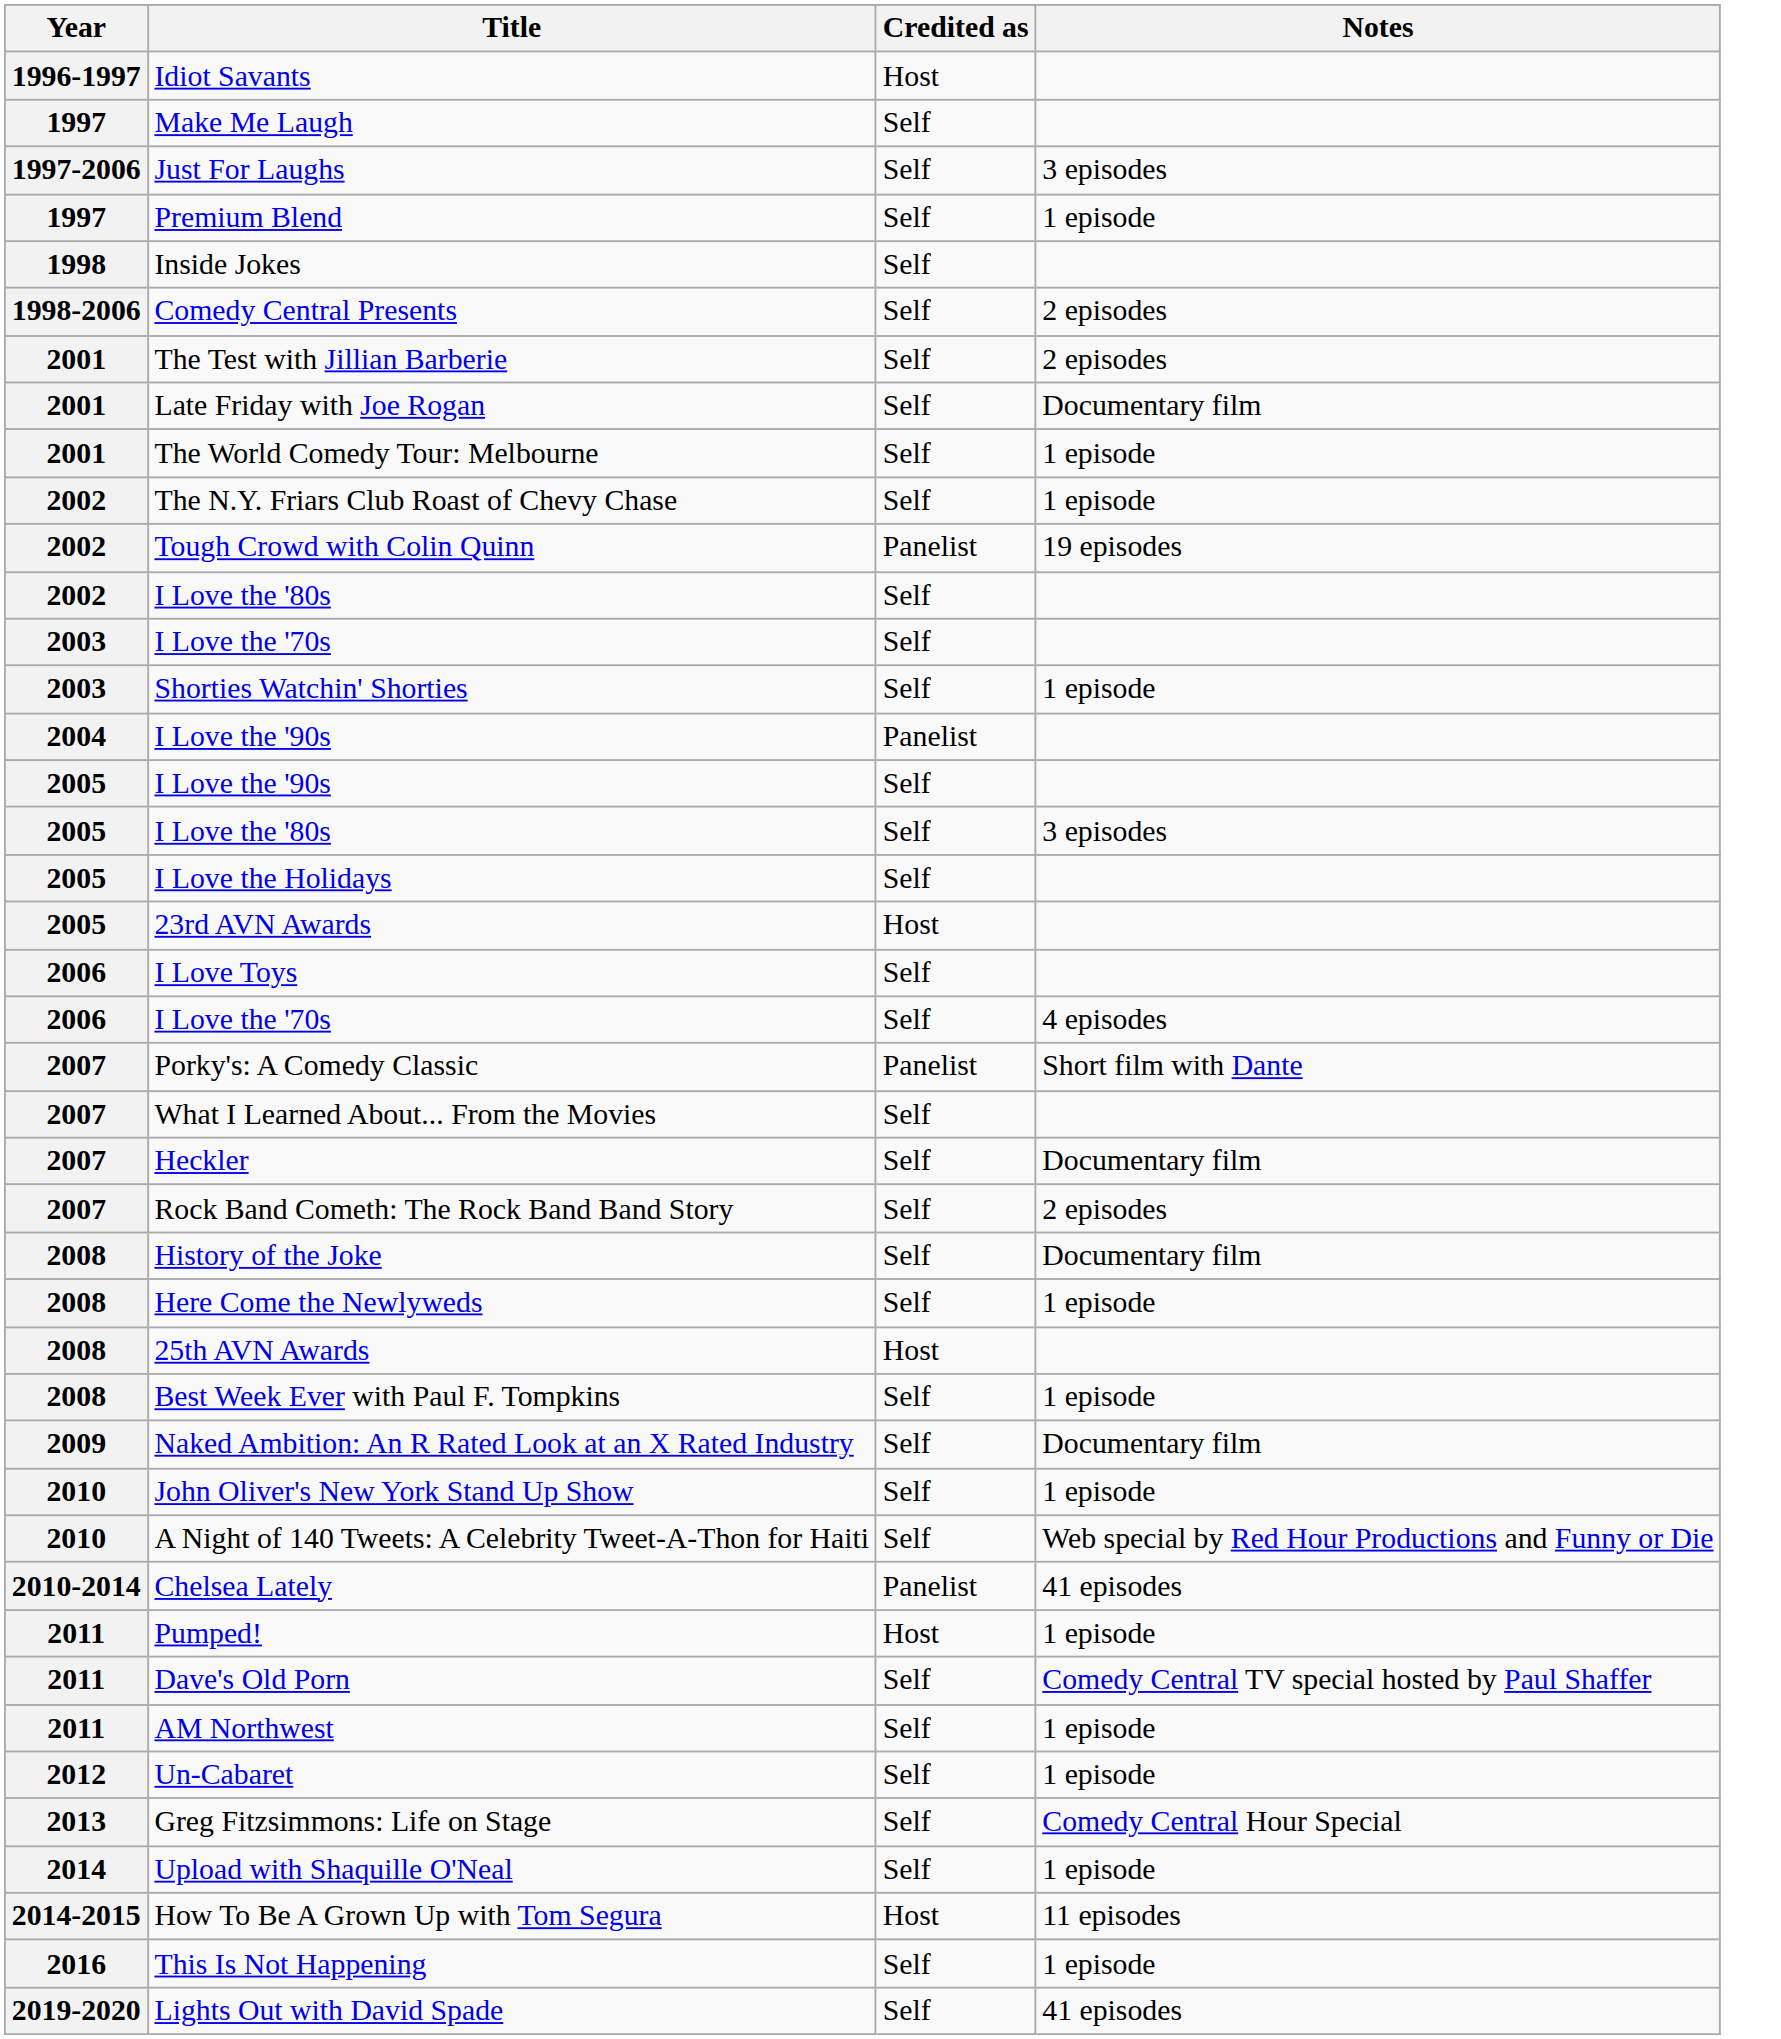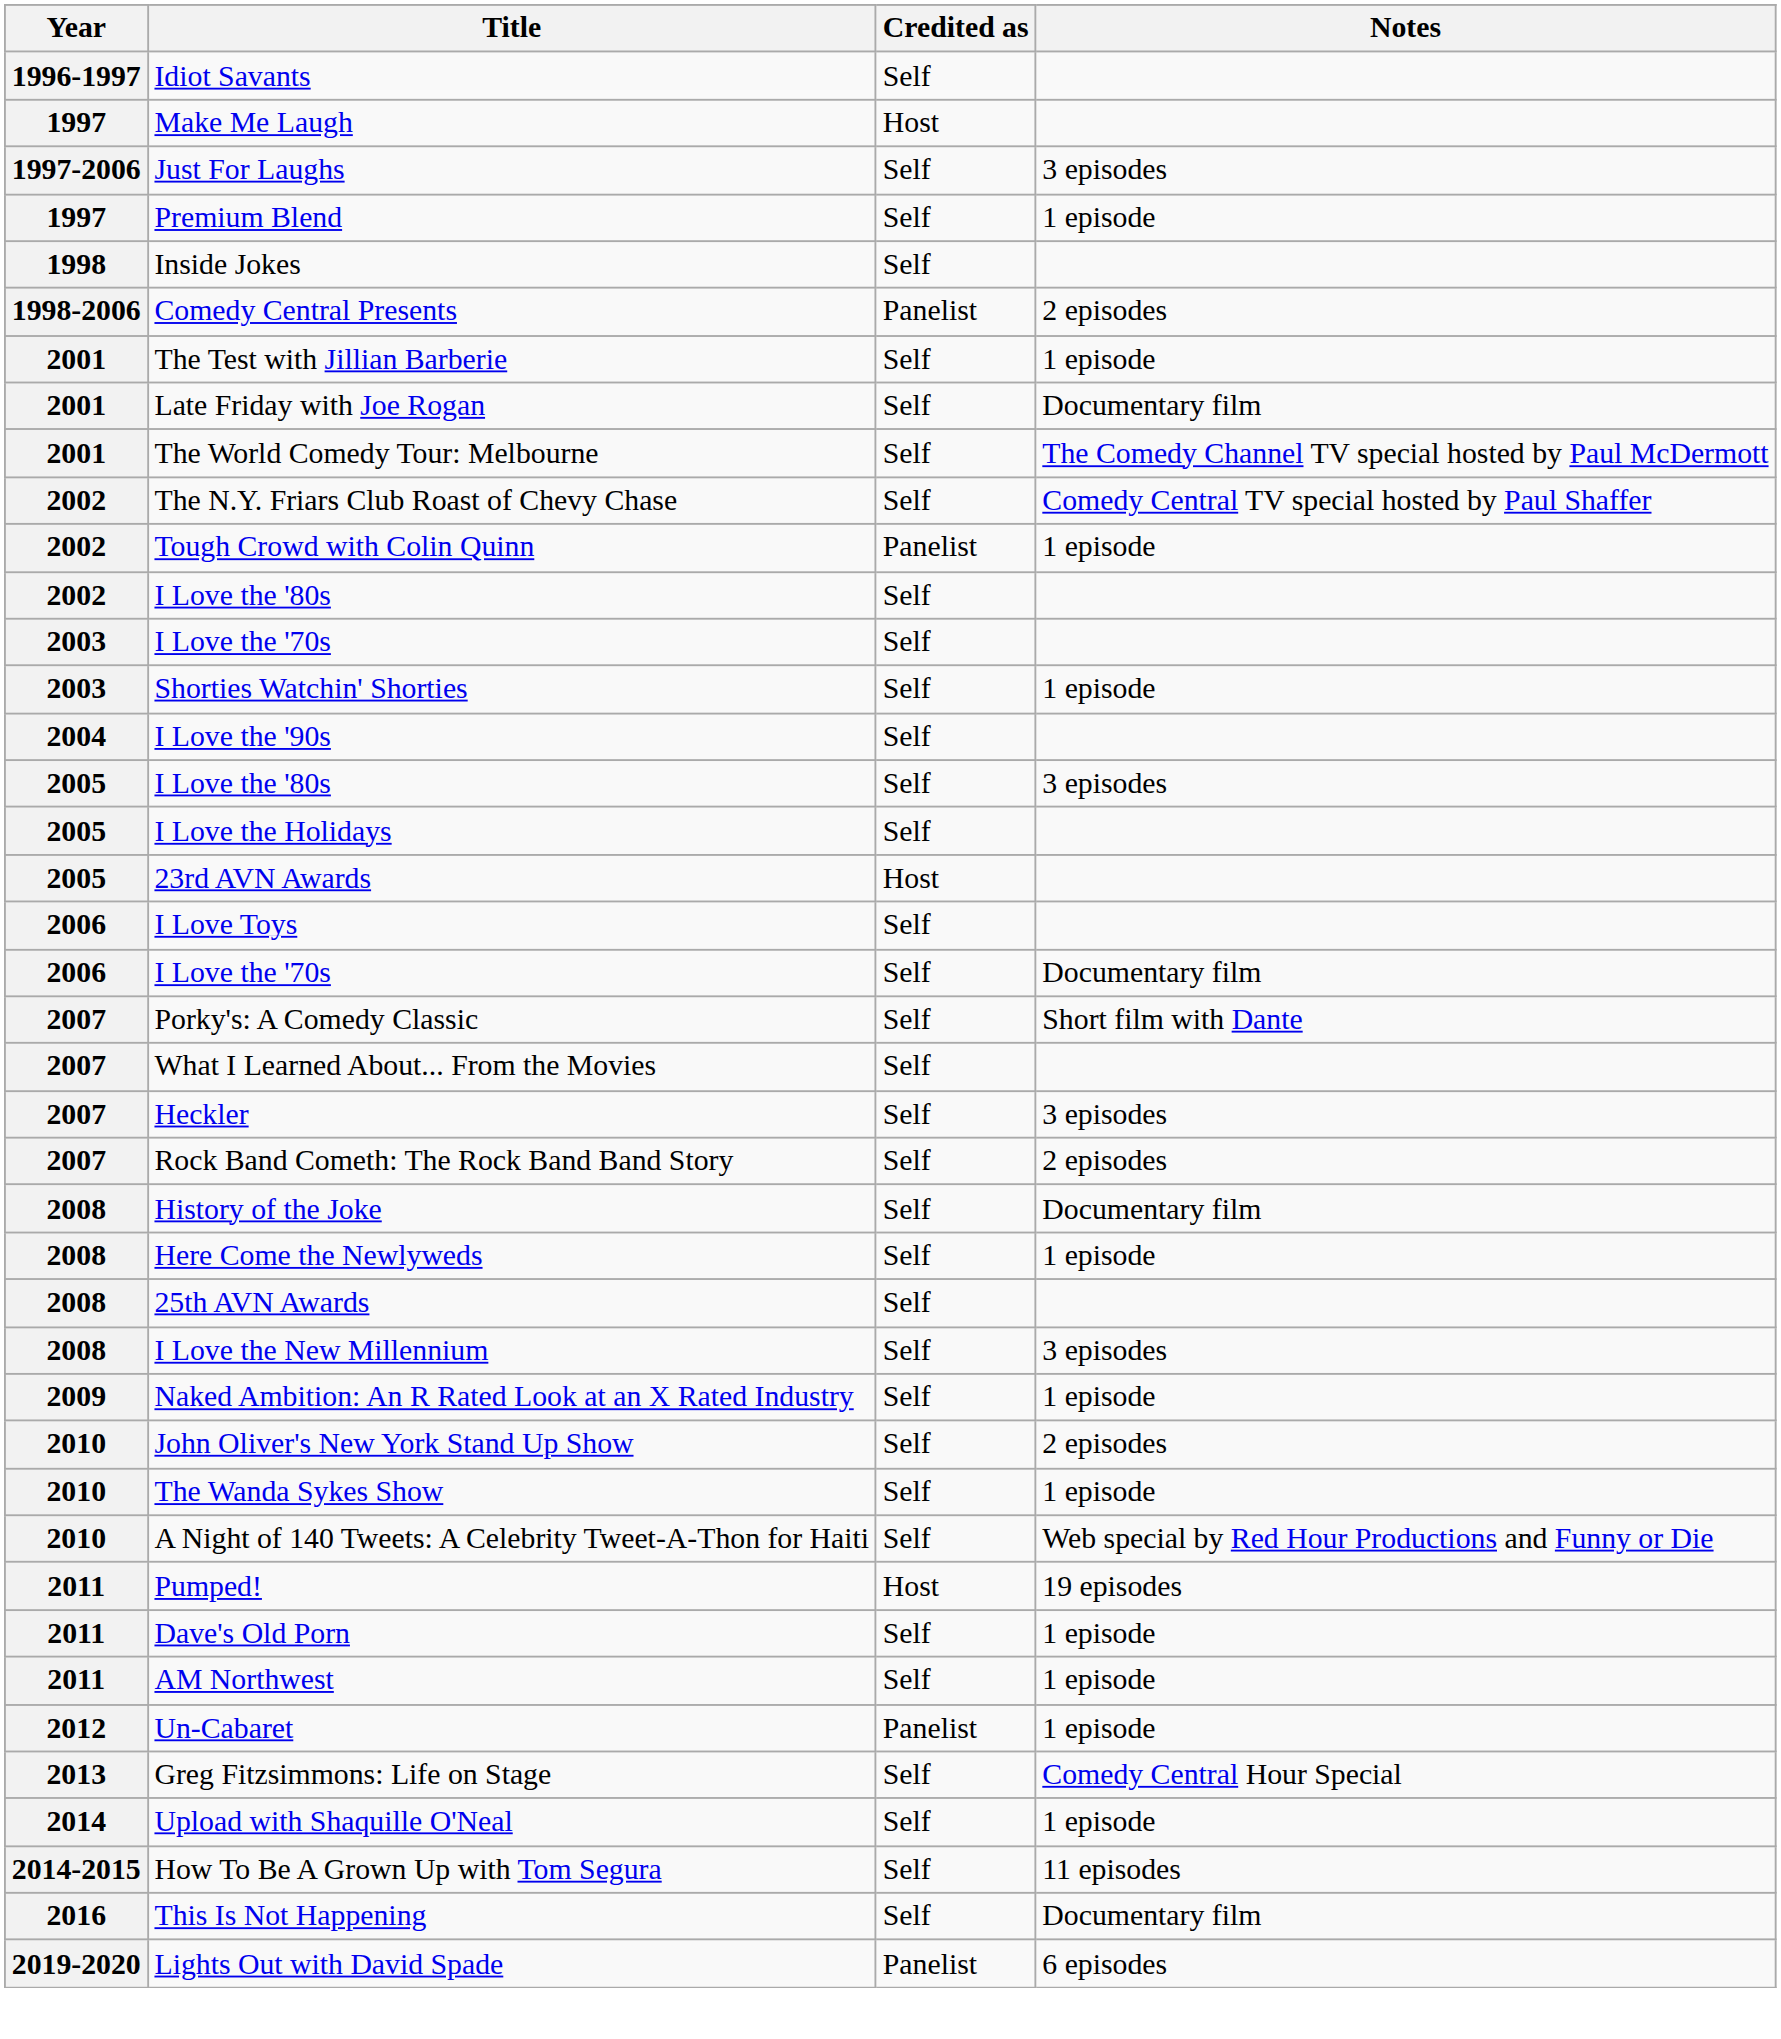(911, 75) Host -> (907, 75) Self
(907, 122) Self -> (911, 122) Host
(907, 311) Self -> (930, 311) Panelist
(1105, 358) 2 episodes -> (1099, 358) 1 episode
(1099, 452) 1 episode -> (1405, 452) The Comedy Channel TV special hosted by Paul McDermott
(1099, 500) 1 episode -> (1347, 500) Comedy Central TV special hosted by Paul Shaffer
(1112, 547) 19 episodes -> (1099, 547) 1 episode
(930, 736) Panelist -> (907, 736) Self
- row: (76, 783)
(1105, 1019) 4 episodes -> (1152, 972) Documentary film
(930, 1066) Panelist -> (907, 1019) Self
(1152, 1160) Documentary film -> (1105, 1113) 3 episodes
(911, 1349) Host -> (907, 1302) Self
+ row: (76, 1349)
- row: (76, 1396)
(1152, 1444) Documentary film -> (1099, 1396) 1 episode
(1099, 1491) 1 episode -> (1105, 1444) 2 episodes
+ row: (76, 1491)
- row: (76, 1585)
(1099, 1632) 1 episode -> (1112, 1585) 19 episodes
(1347, 1680) Comedy Central TV special hosted by Paul Shaffer -> (1099, 1632) 1 episode
(907, 1774) Self -> (930, 1727) Panelist
(911, 1915) Host -> (907, 1868) Self
(1099, 1963) 1 episode -> (1152, 1915) Documentary film
(907, 2010) Self -> (930, 1963) Panelist
(1112, 2010) 41 episodes -> (1105, 1963) 6 episodes
